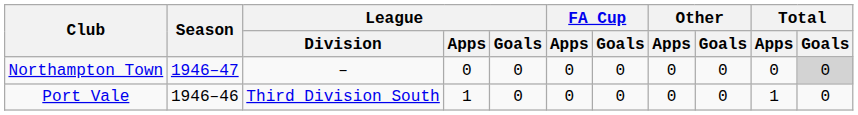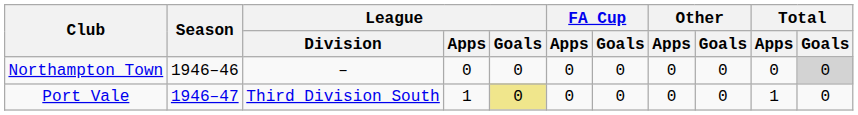(205, 70) 1946–47 -> (205, 70) 1946–46
(205, 97) 1946–46 -> (205, 97) 1946–47
(518, 97) no background -> (518, 97) khaki background
